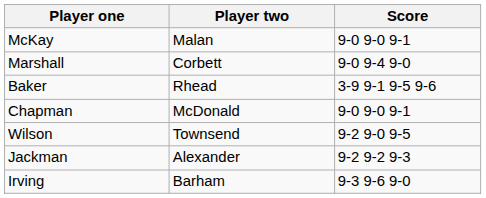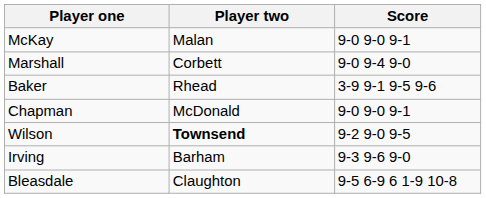(206, 134) normal -> (209, 134) bold
- row: (38, 157)
+ row: (41, 181)
